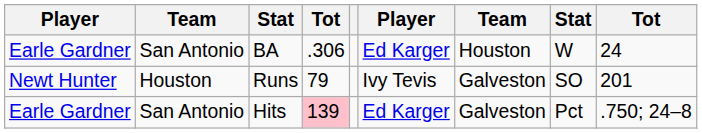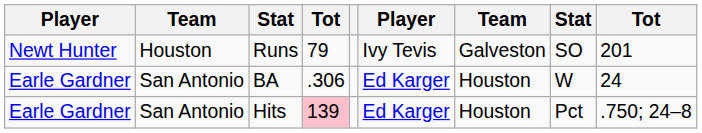rows swapped: (266, 50) <-> (276, 81)
(502, 111) Galveston -> (495, 111) Houston
